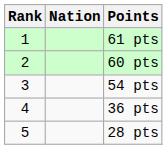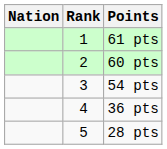columns swapped: (25, 16) <-> (75, 16)
